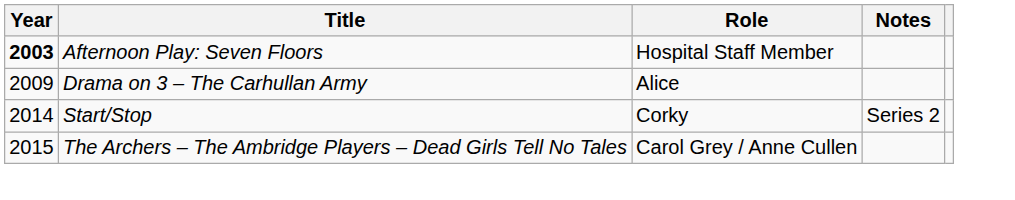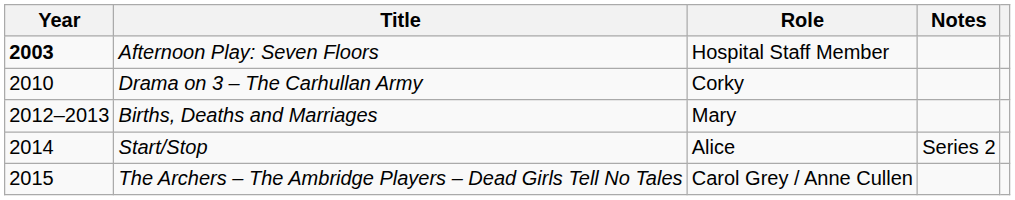(31, 83) 2009 -> (31, 83) 2010
(658, 83) Alice -> (718, 83) Corky
+ row: (248, 115)
(662, 115) Corky -> (713, 147) Alice
